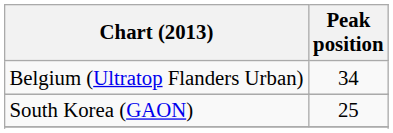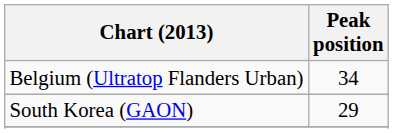(348, 110) 25 -> (348, 110) 29
